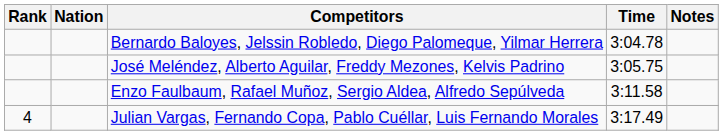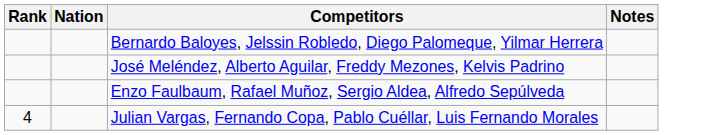- column: (637, 17)
